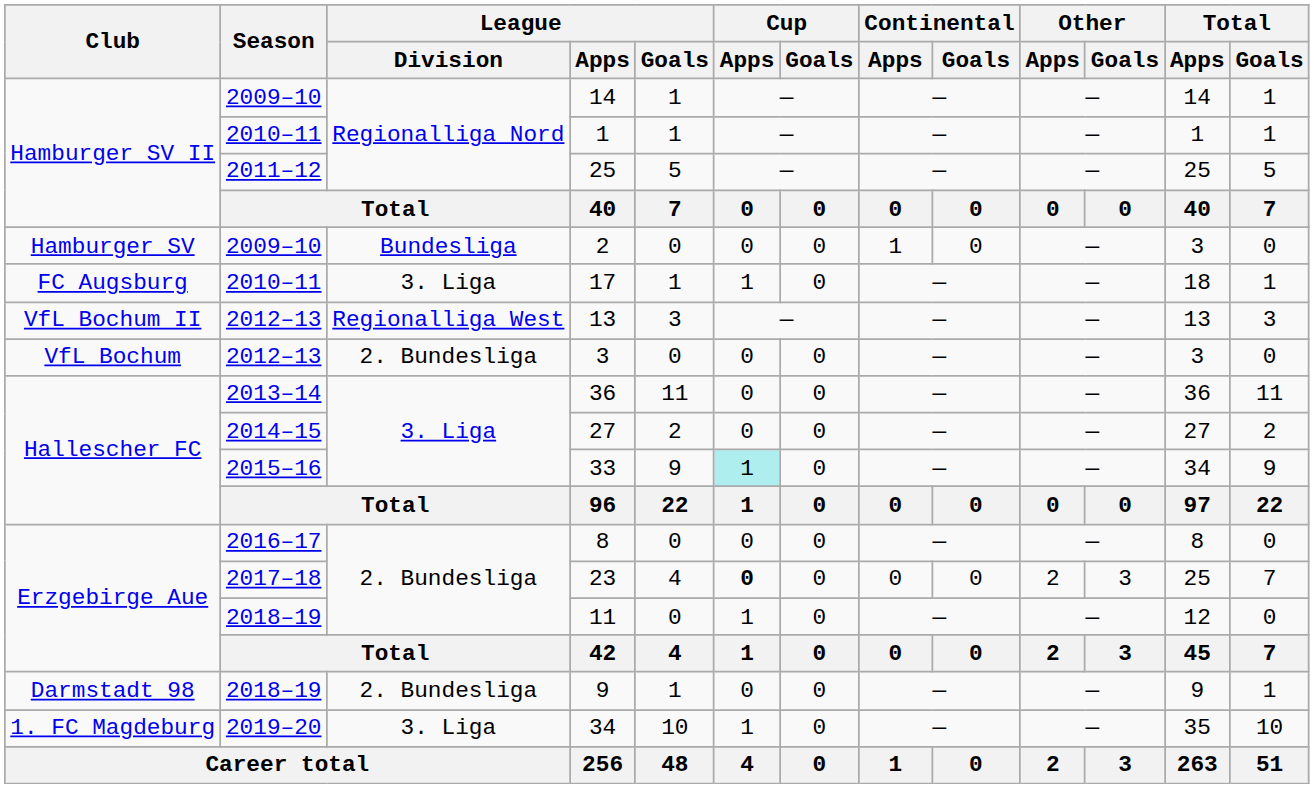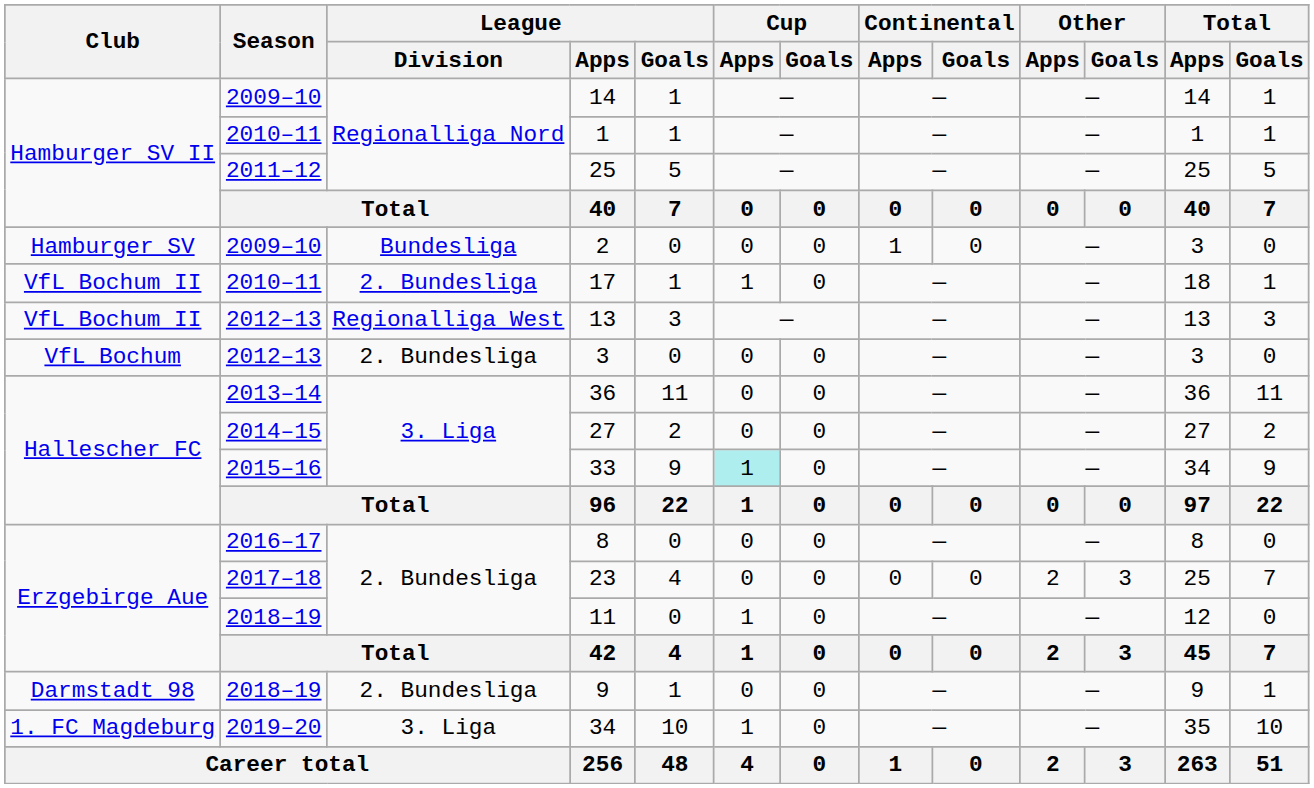(113, 283) FC Augsburg -> (113, 283) VfL Bochum II
(448, 283) 3. Liga -> (448, 283) 2. Bundesliga
(747, 580) bold -> (747, 580) normal
